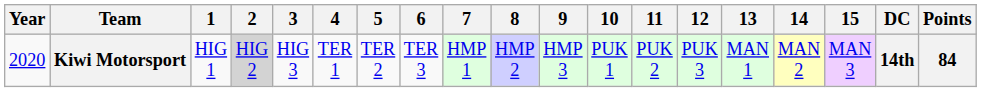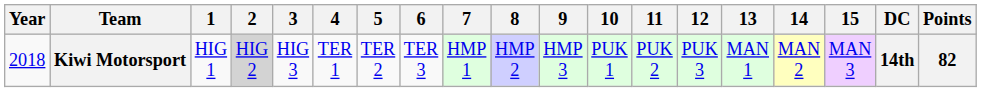(27, 59) 2020 -> (27, 59) 2018
(947, 59) 84 -> (947, 59) 82
